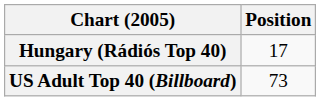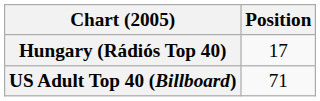(278, 80) 73 -> (278, 80) 71
